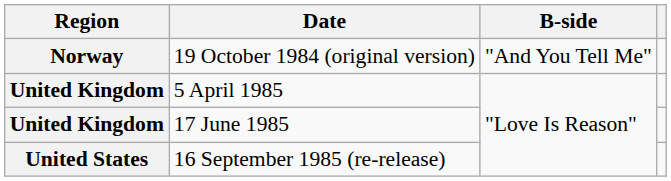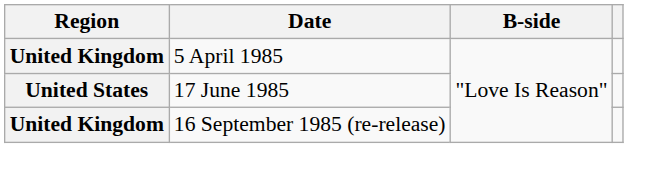- row: (324, 55)
(87, 124) United Kingdom -> (87, 90) United States
(87, 158) United States -> (87, 124) United Kingdom
